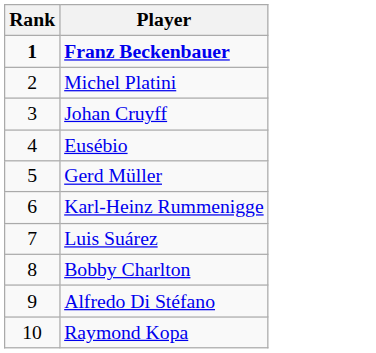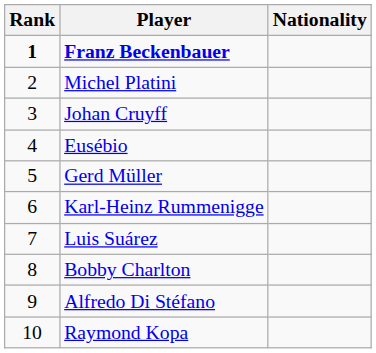+ column: (320, 20)
